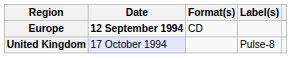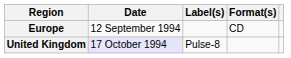columns swapped: (212, 12) <-> (260, 12)
(137, 28) bold -> (135, 28) normal
